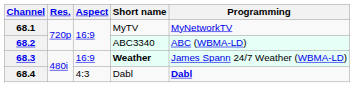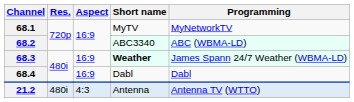(83, 74) 4:3 -> (85, 74) 16:9
(182, 74) bold -> (181, 74) normal
+ row: (26, 90)
